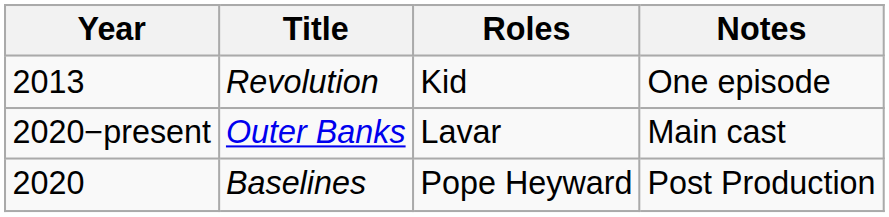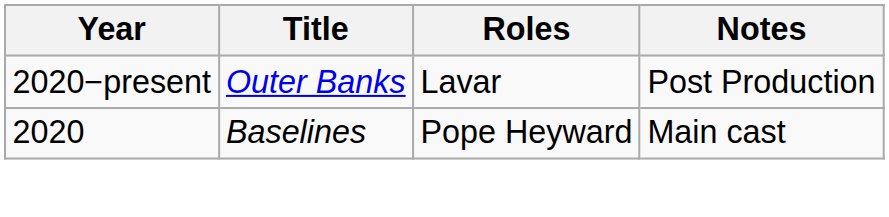- row: (302, 81)
(717, 132) Main cast -> (761, 81) Post Production
(761, 183) Post Production -> (717, 132) Main cast
